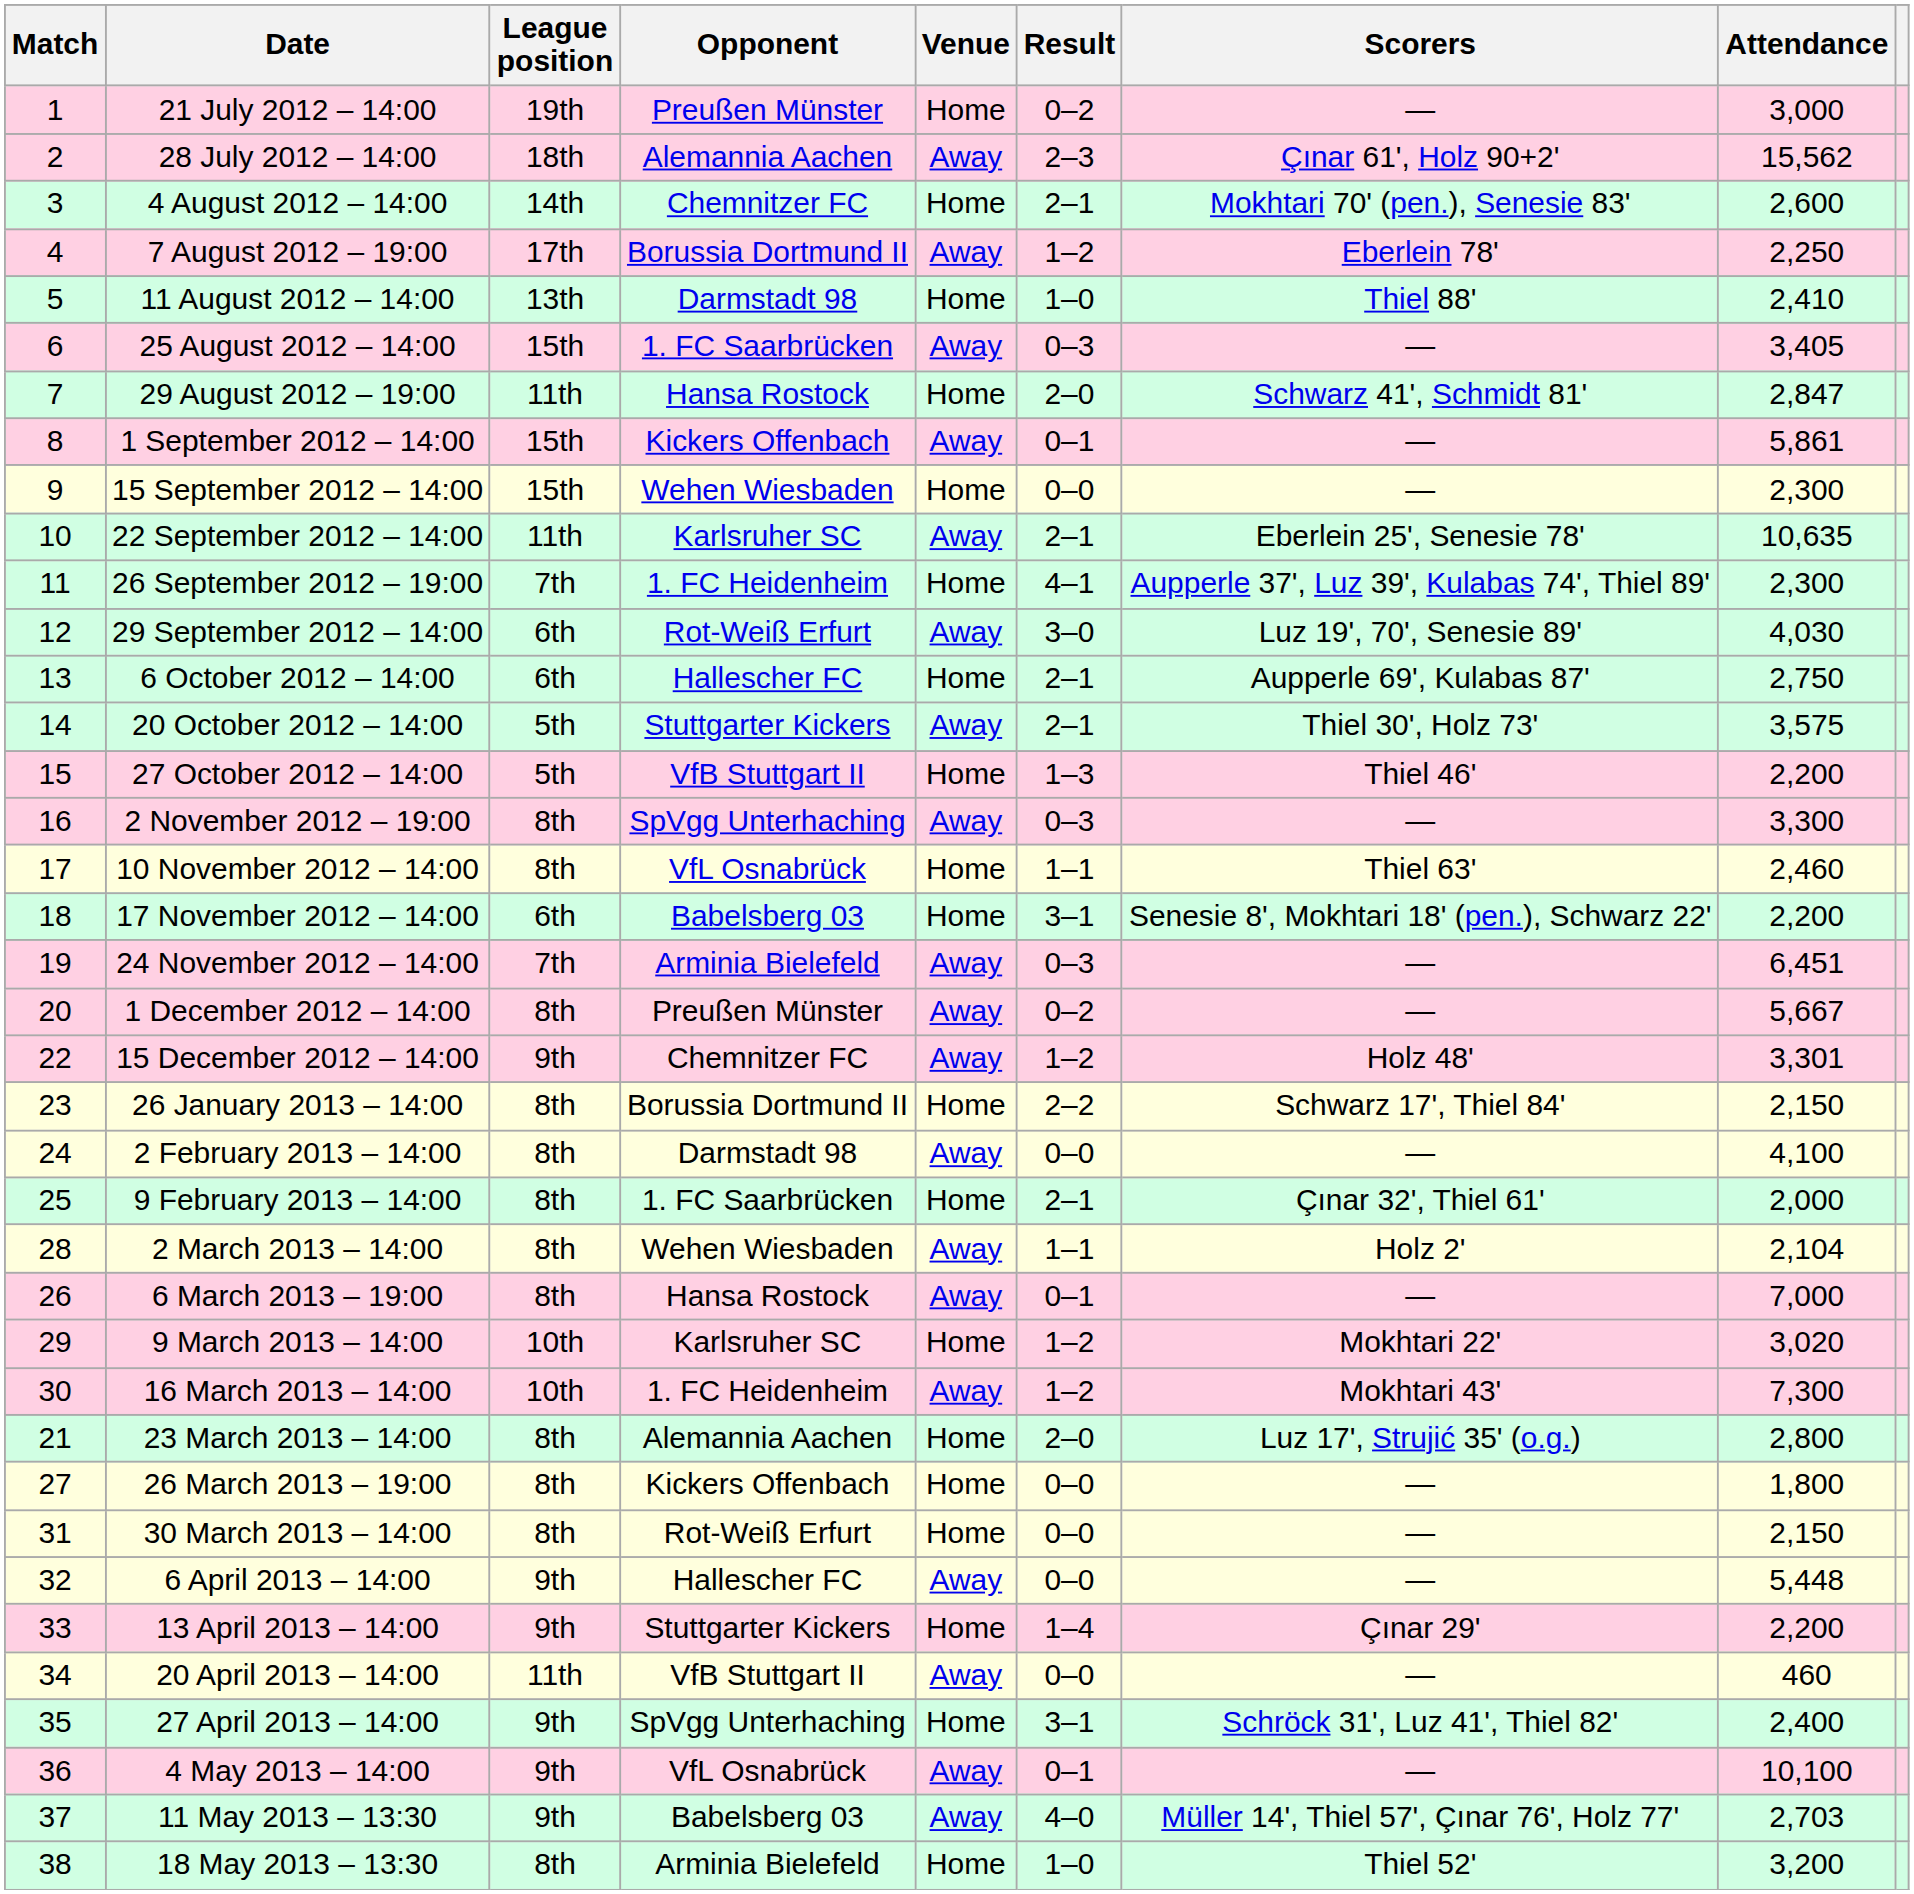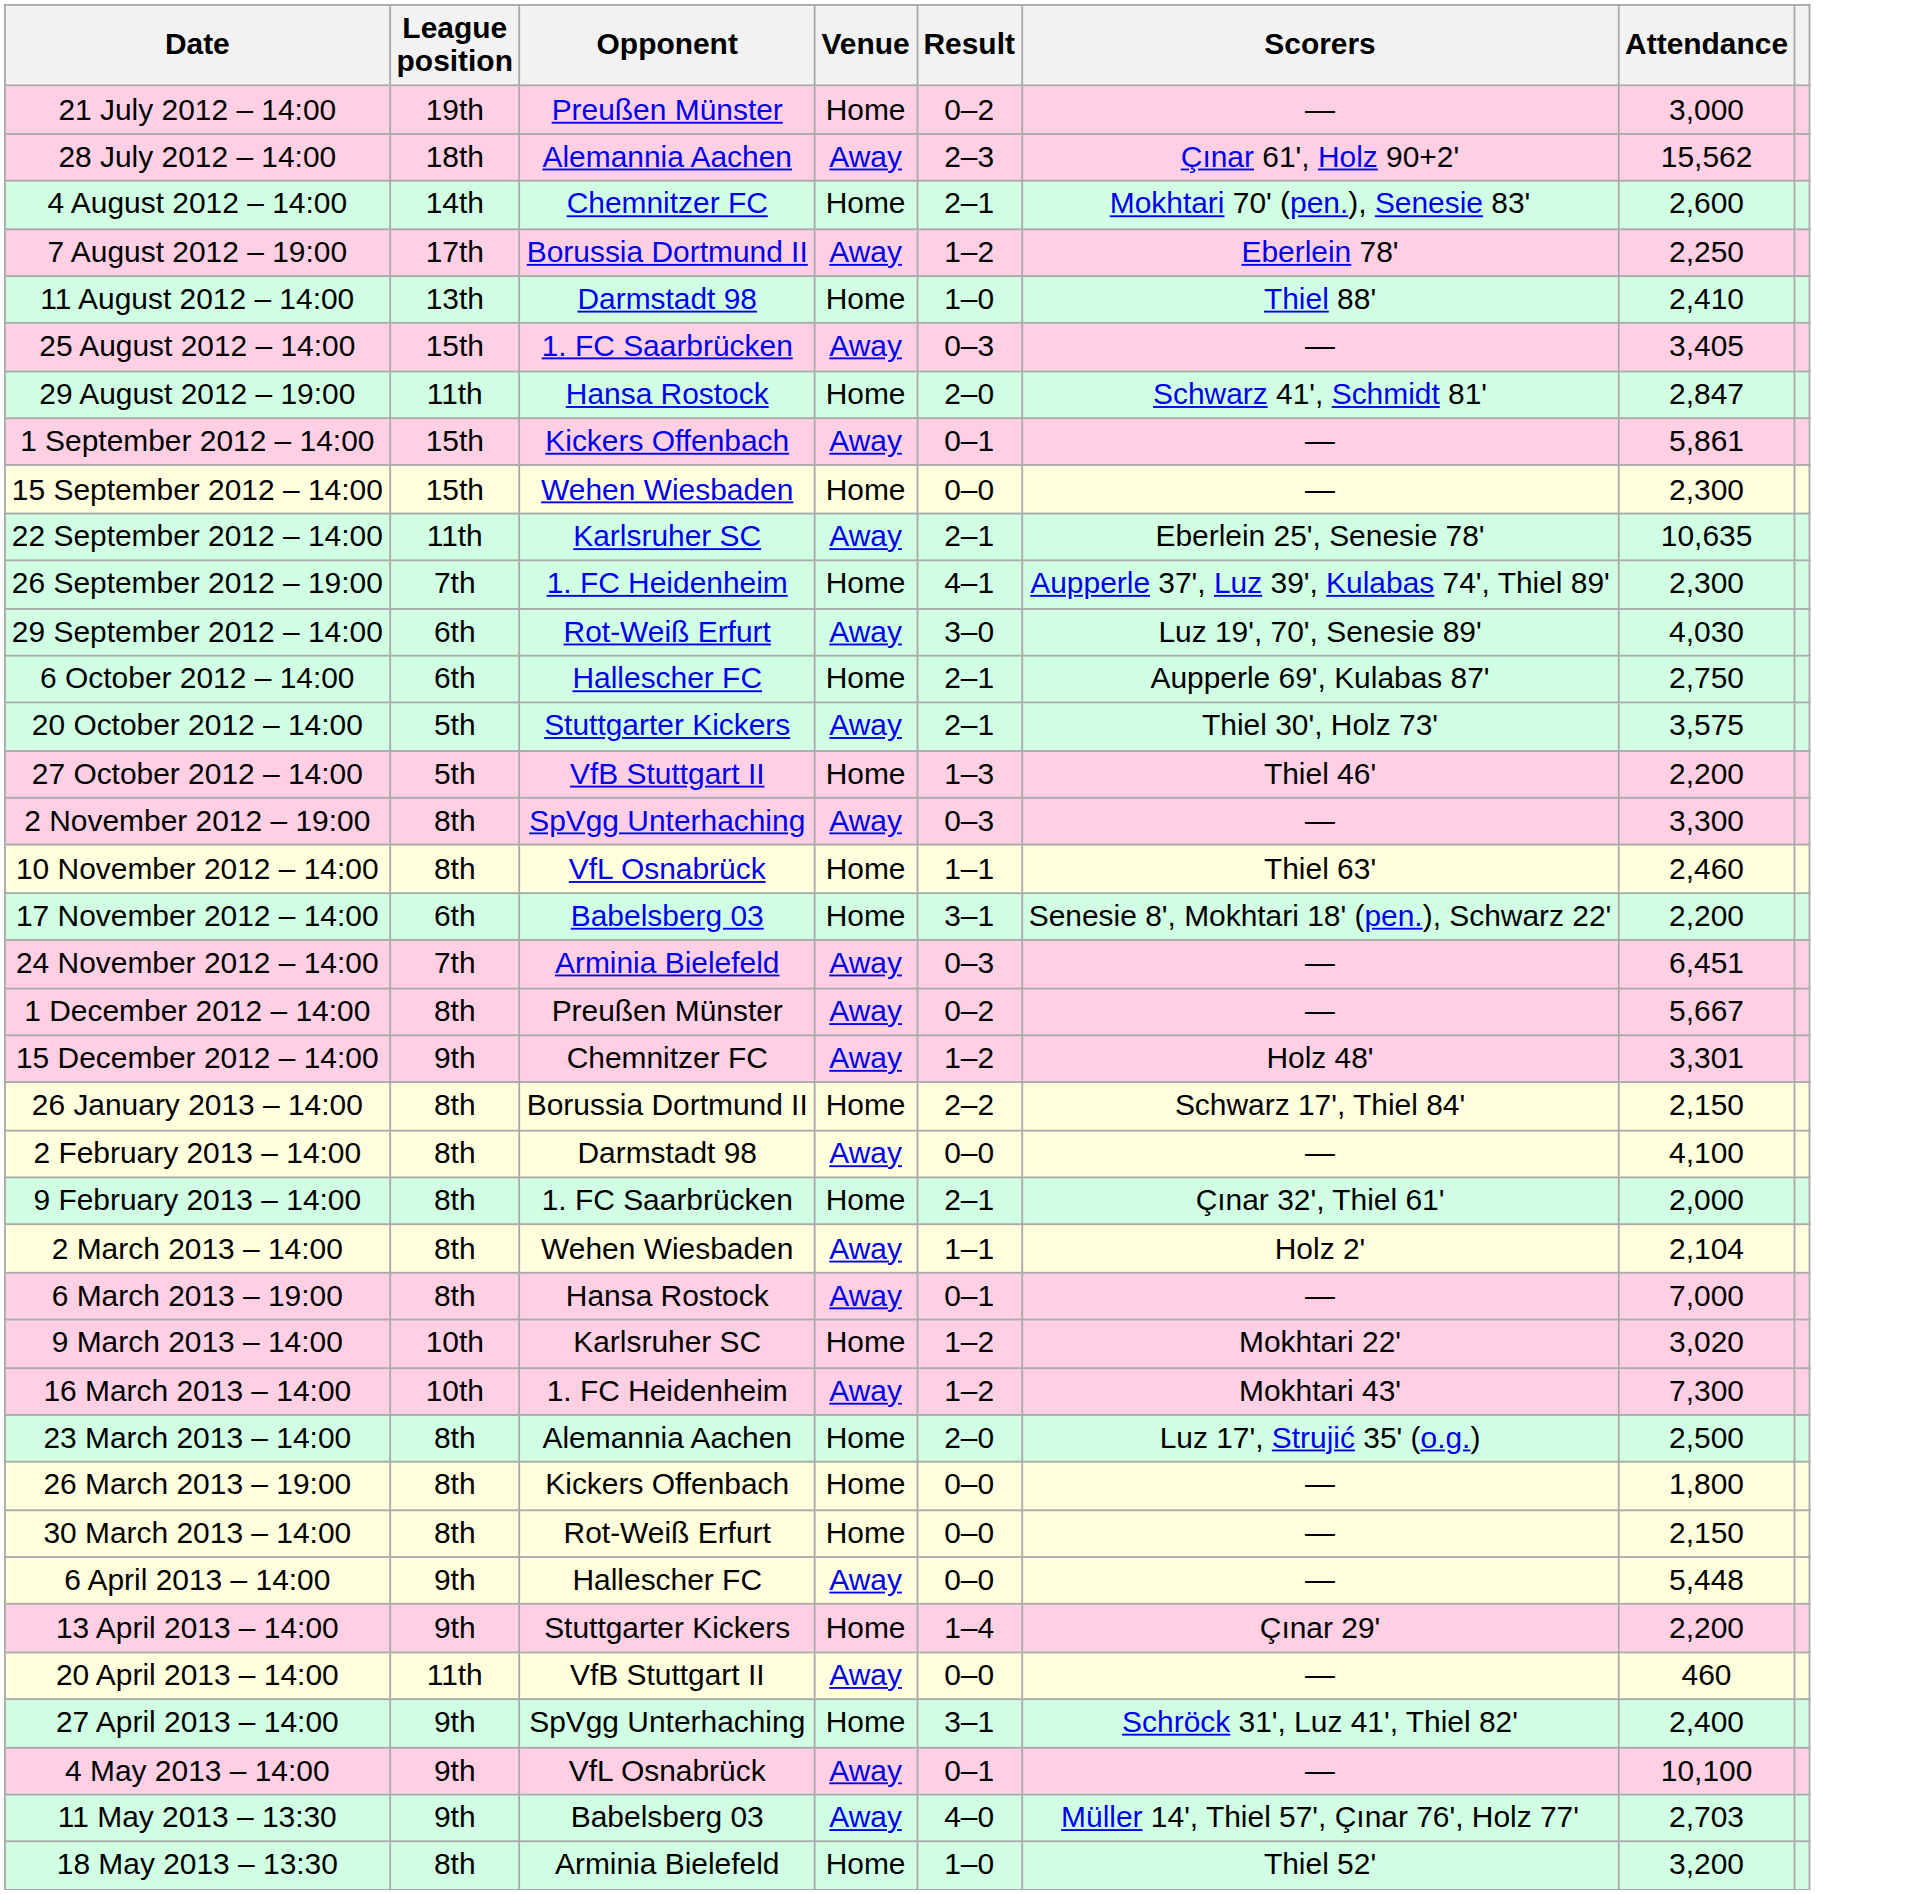- column: (55, 45)
(1807, 1437) 2,800 -> (1707, 1437) 2,500
